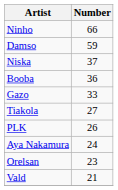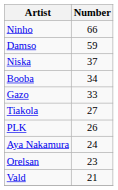(92, 78) 36 -> (92, 78) 34
